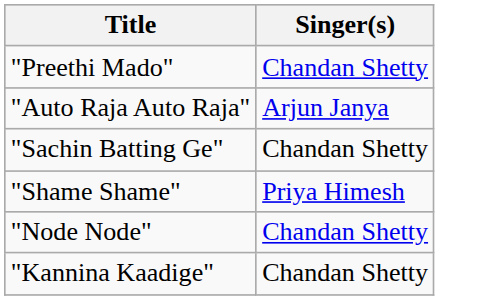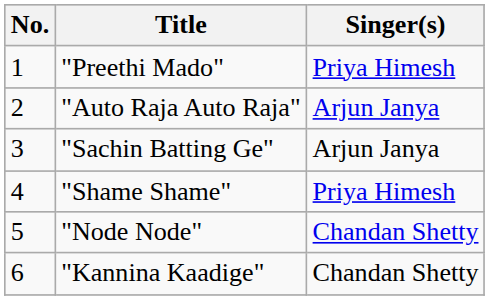+ column: (30, 25)
(345, 66) Chandan Shetty -> (384, 66) Priya Himesh
(345, 149) Chandan Shetty -> (376, 149) Arjun Janya
